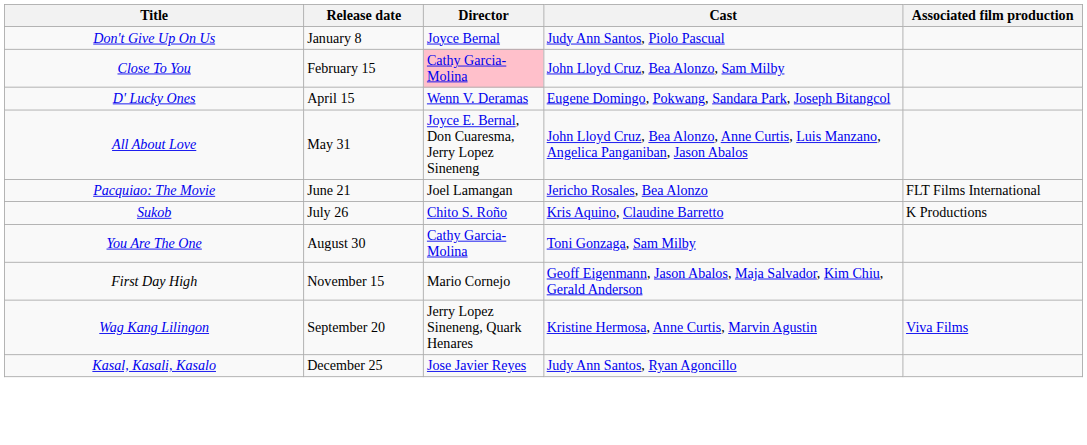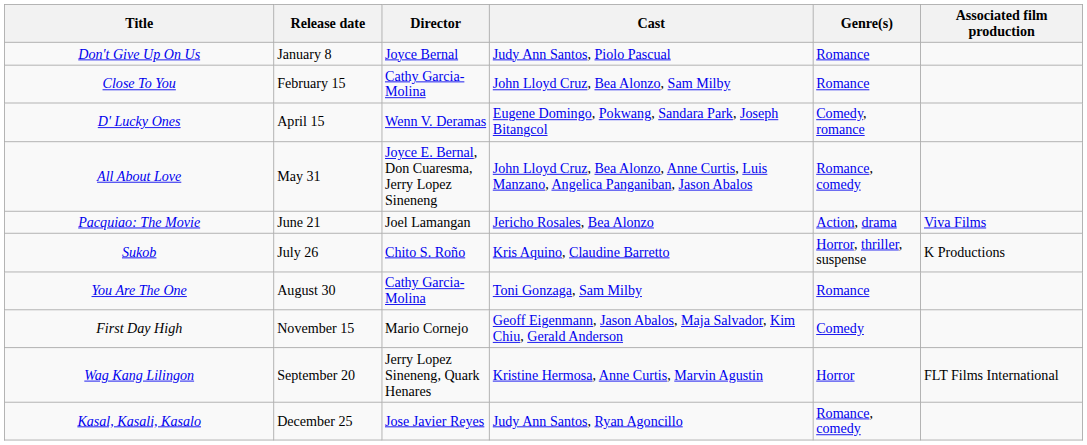+ column: (867, 23)
(467, 68) pink background -> (425, 84) no background
(973, 190) FLT Films International -> (955, 222) Viva Films
(937, 327) Viva Films -> (991, 375) FLT Films International
